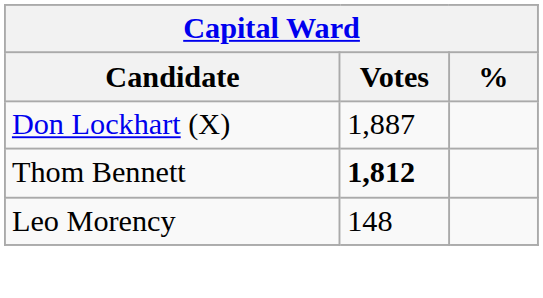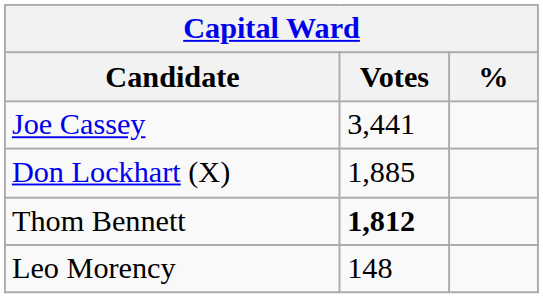+ row: (79, 124)
(381, 124) 1,887 -> (381, 172) 1,885
